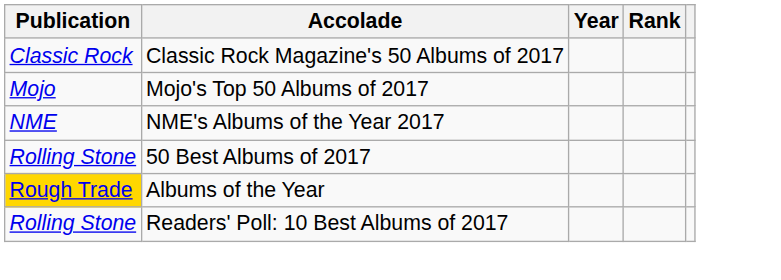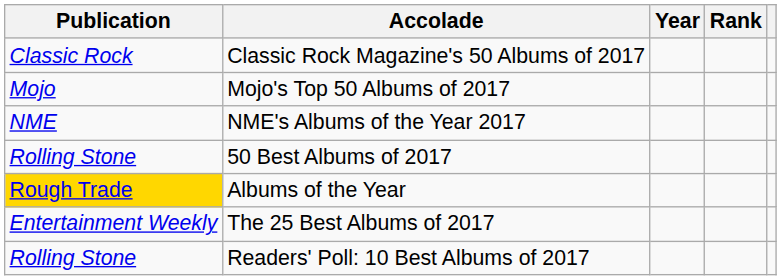+ row: (361, 223)
